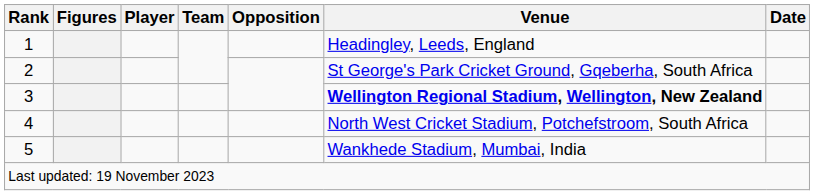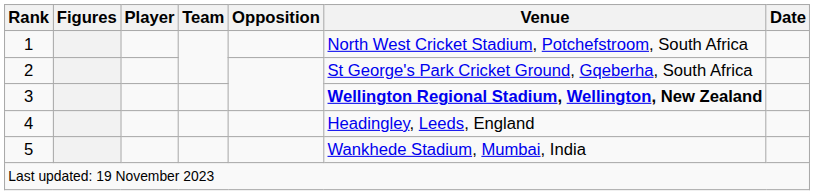(431, 44) Headingley, Leeds, England -> (538, 44) North West Cricket Stadium, Potchefstroom, South Africa
(538, 123) North West Cricket Stadium, Potchefstroom, South Africa -> (431, 123) Headingley, Leeds, England
